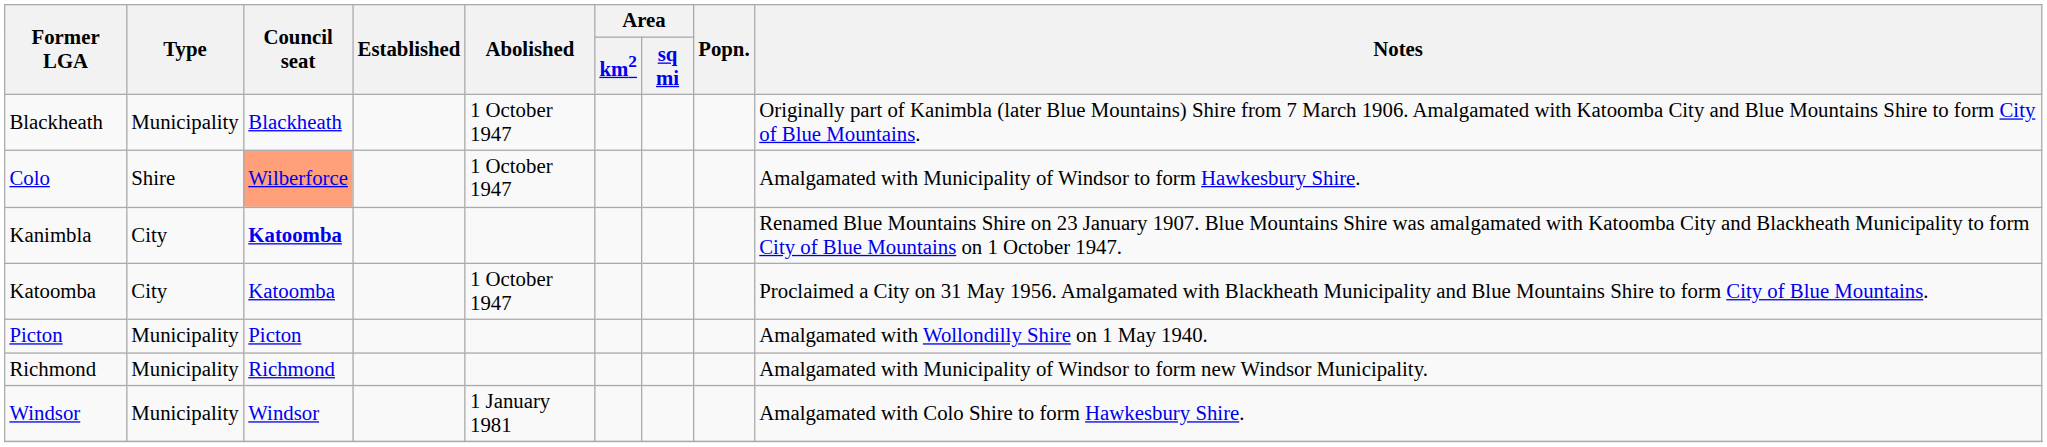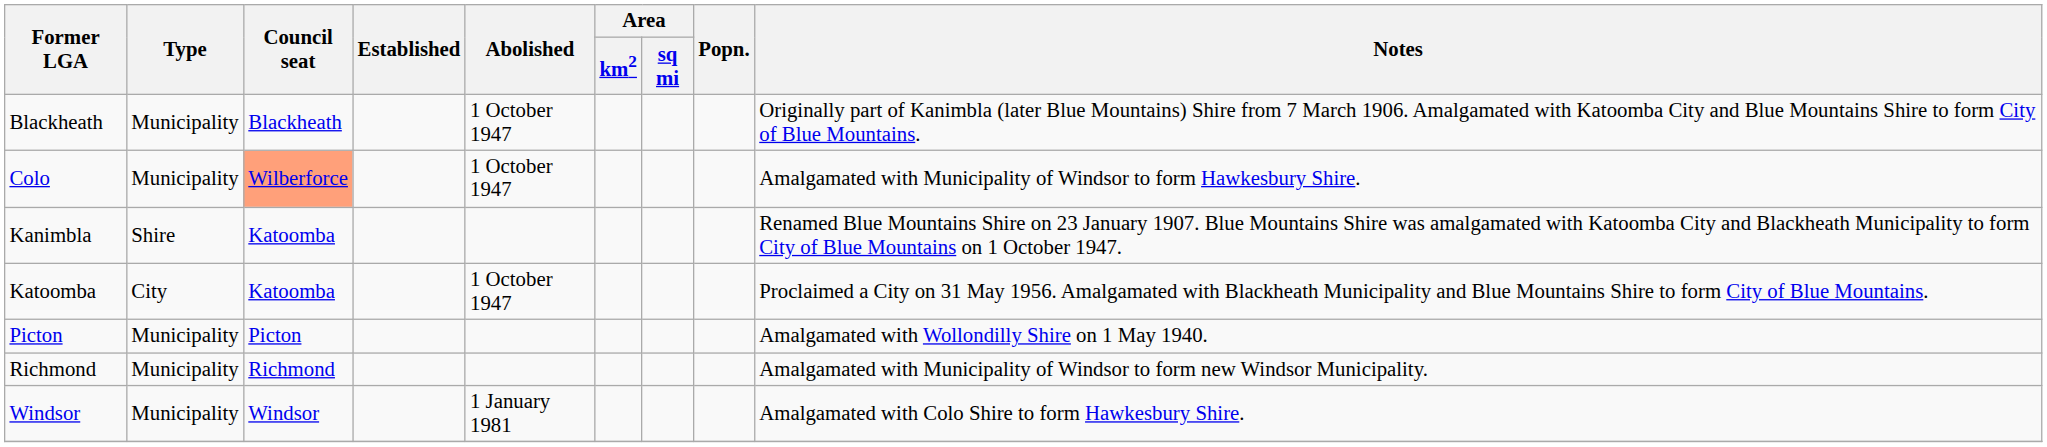(153, 178) Shire -> (185, 178) Municipality
(149, 234) City -> (153, 234) Shire
(295, 234) bold -> (292, 234) normal
